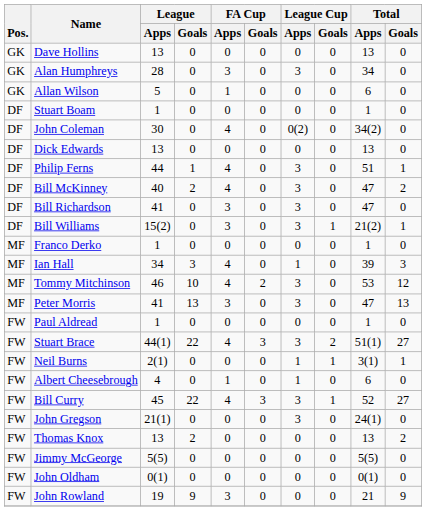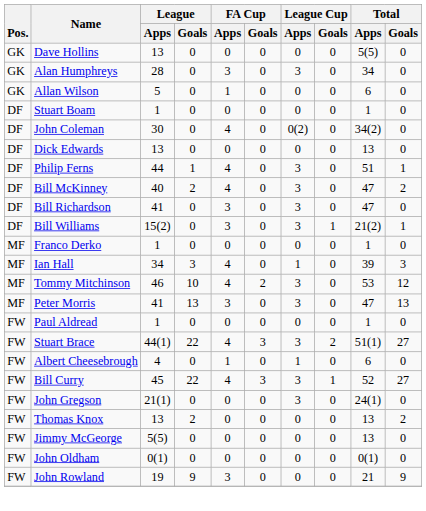(368, 52) 13 -> (368, 52) 5(5)
- row: (61, 361)
(368, 457) 5(5) -> (368, 438) 13
